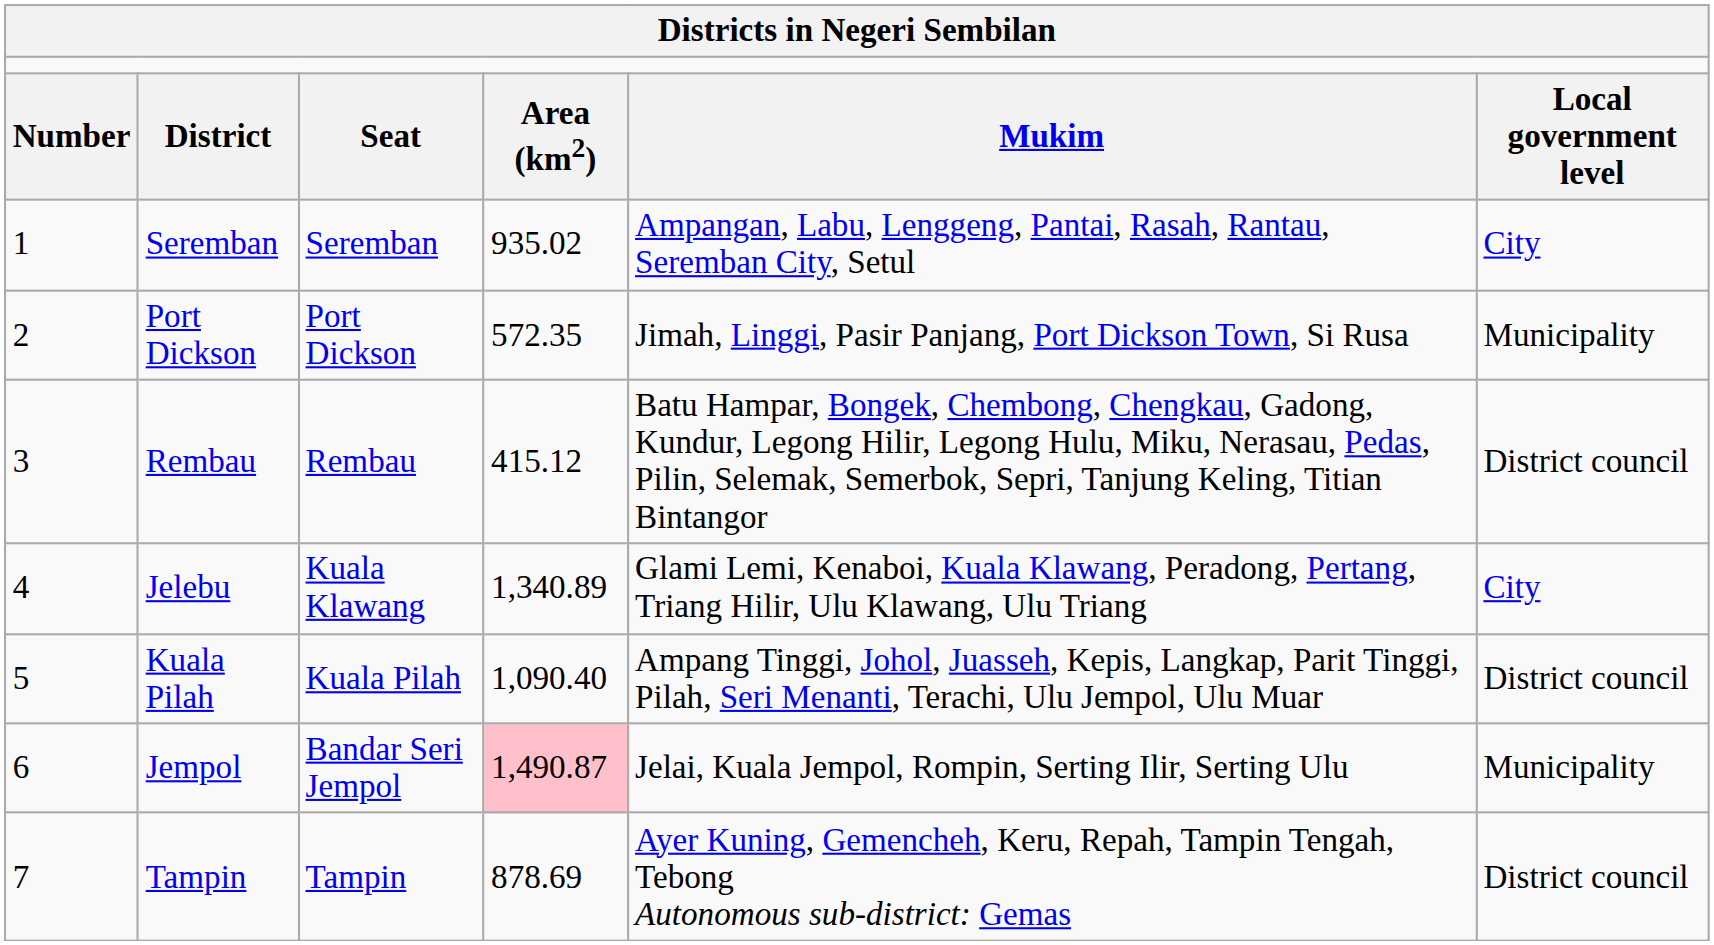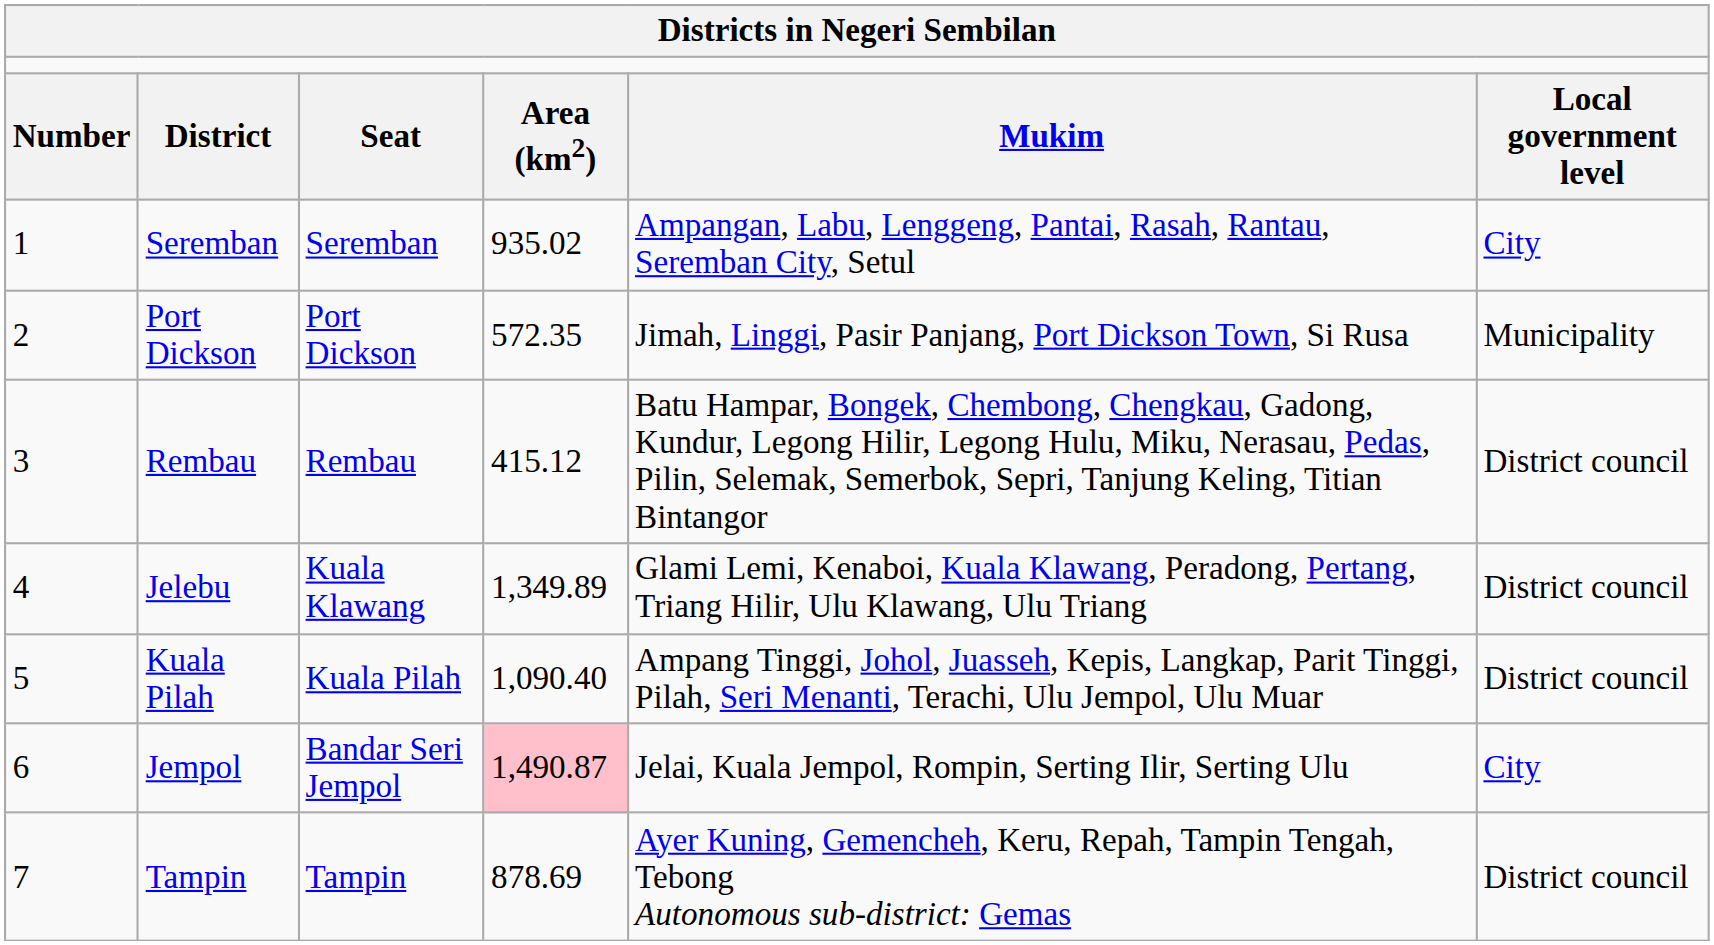(549, 588) 1,340.89 -> (549, 588) 1,349.89
(1512, 588) City -> (1586, 588) District council
(1569, 767) Municipality -> (1512, 767) City
